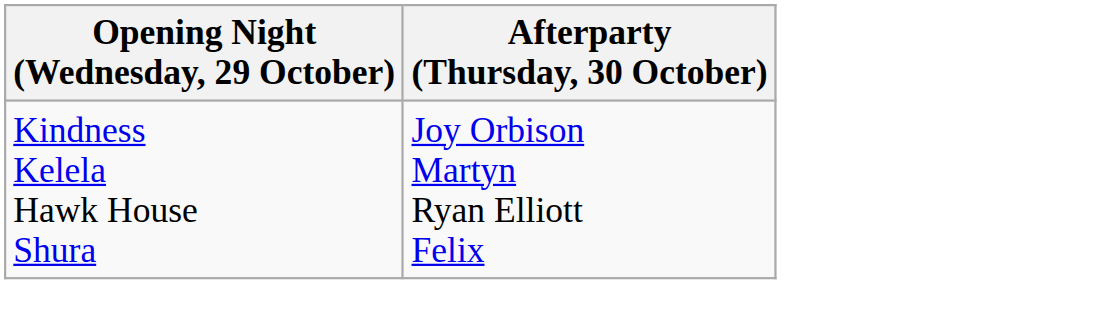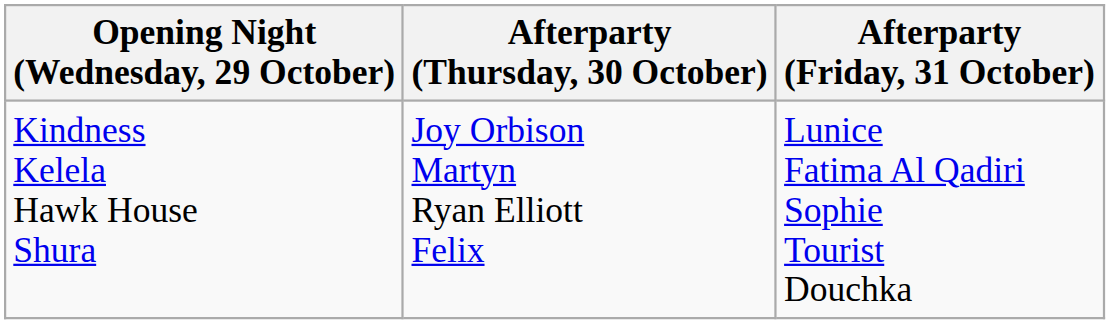+ column: (939, 52)
